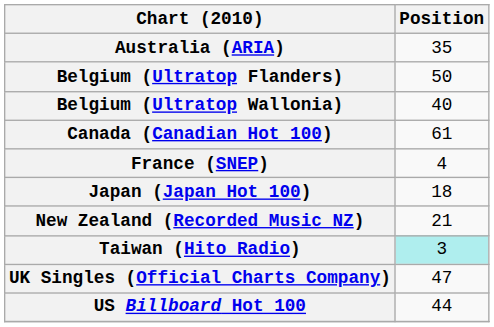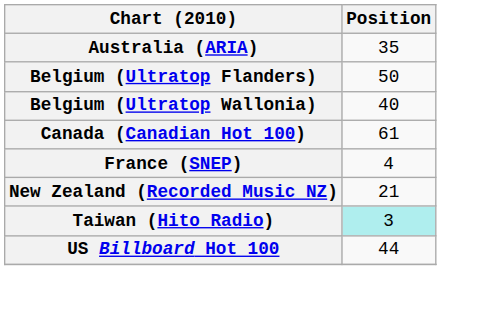- row: (200, 192)
- row: (200, 278)
